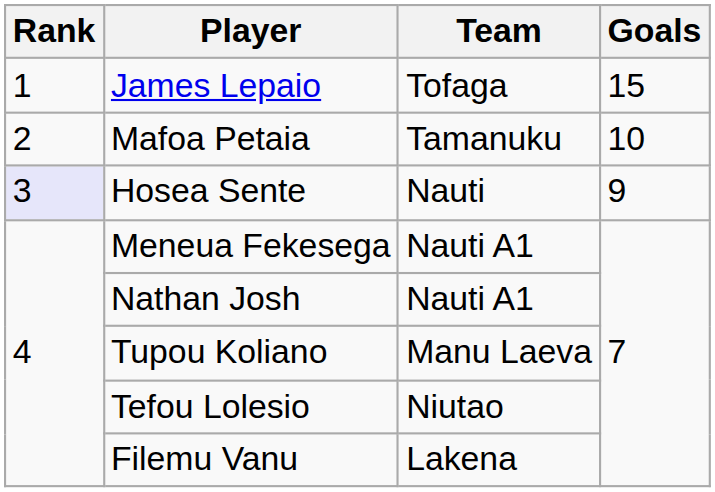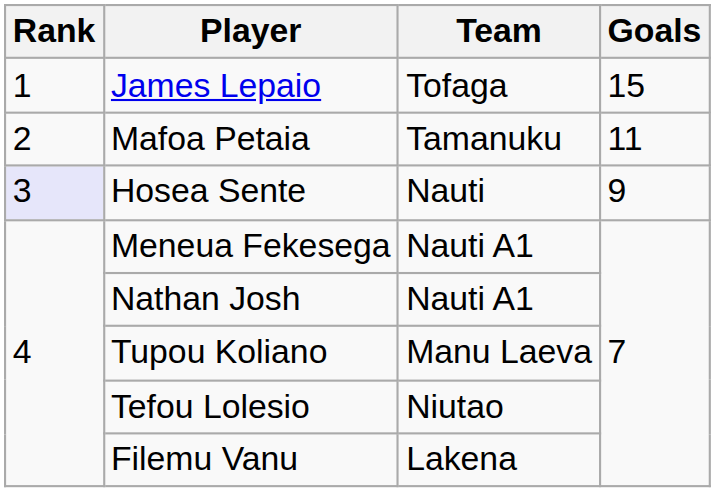(626, 138) 10 -> (625, 138) 11
